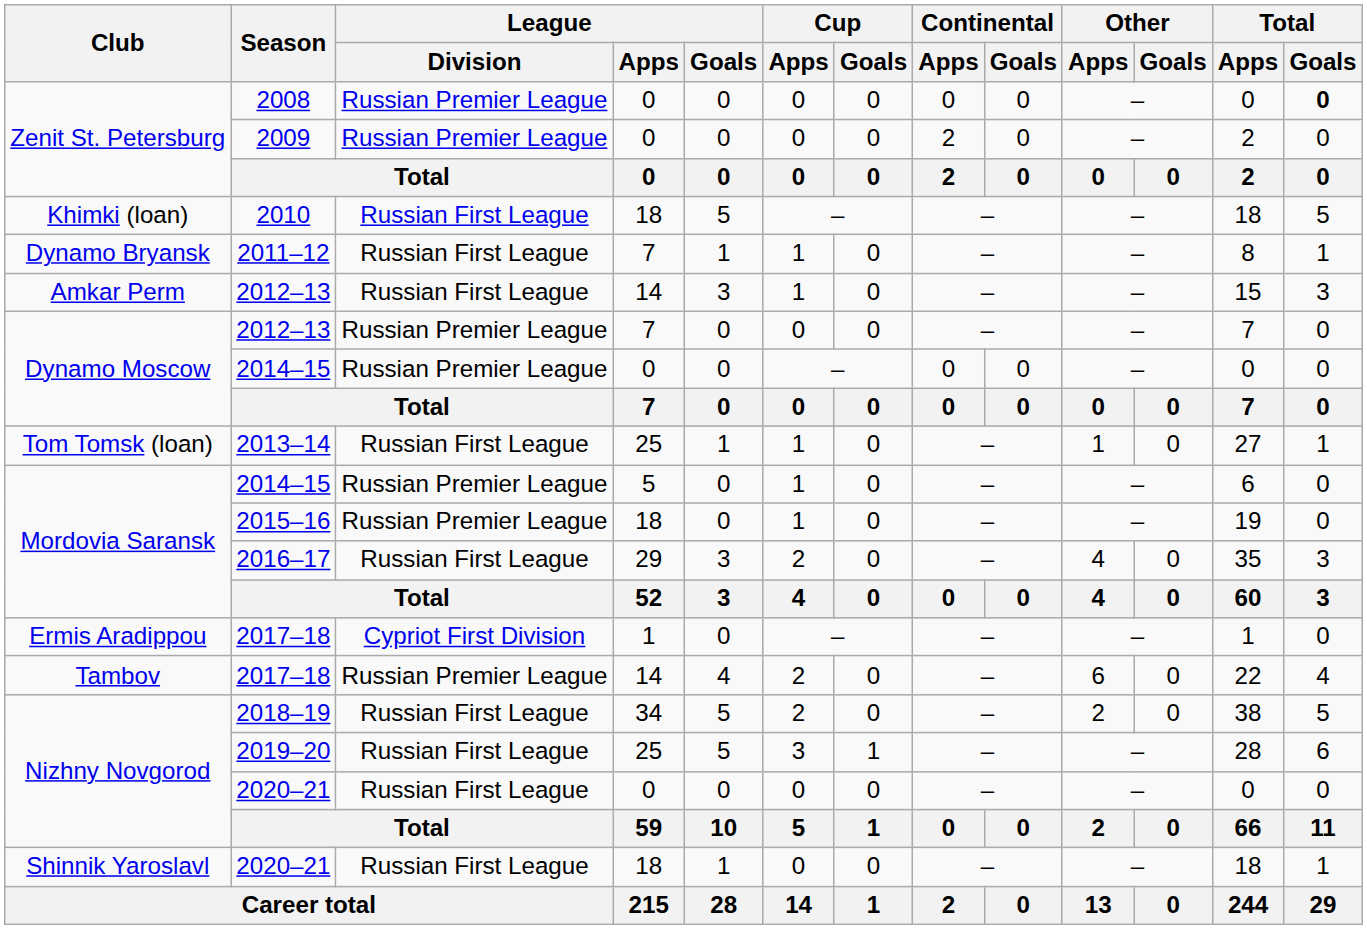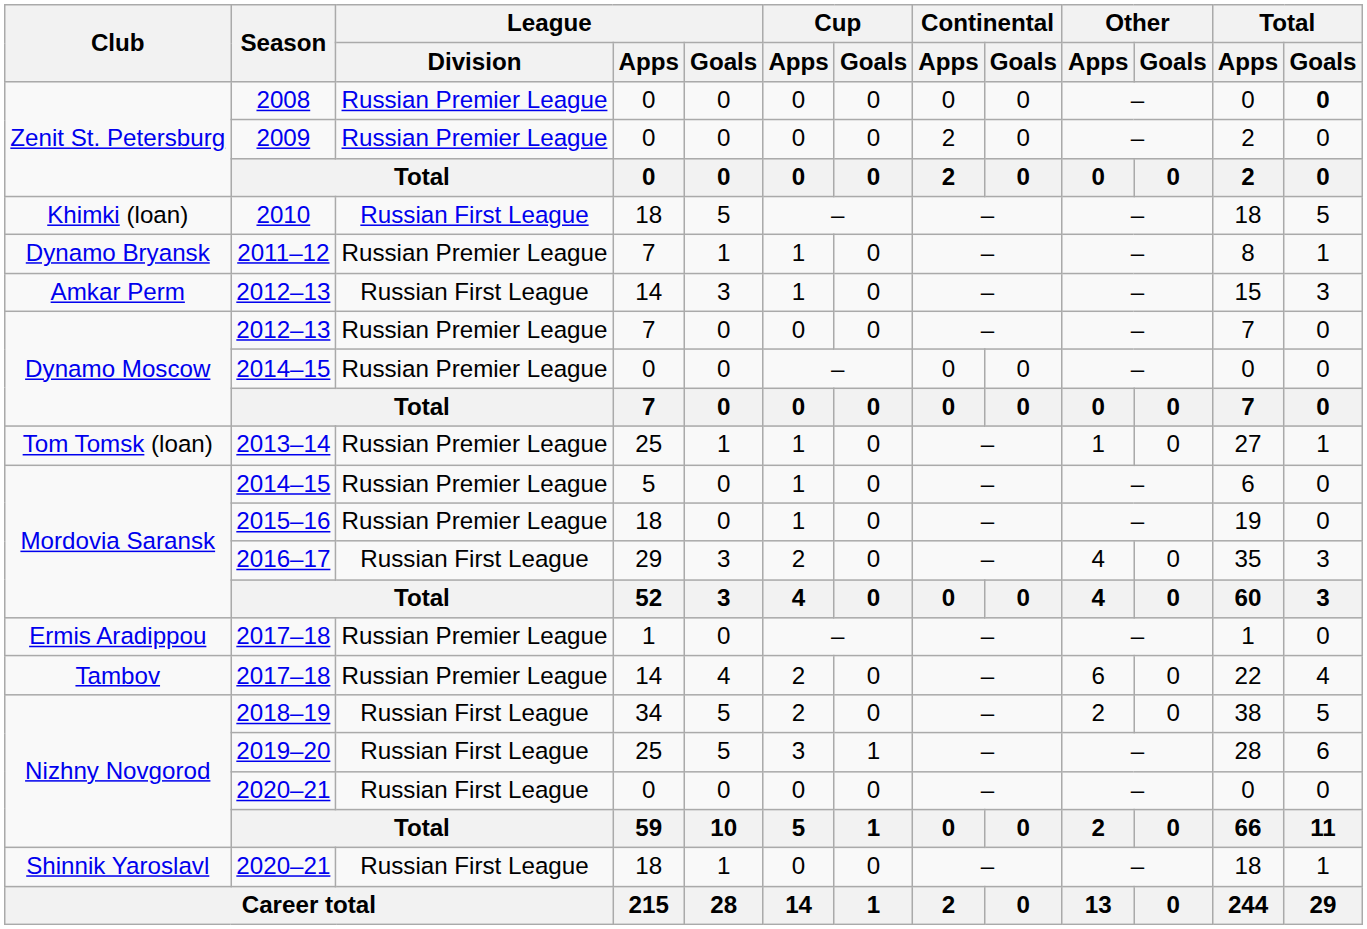(474, 253) Russian First League -> (474, 253) Russian Premier League
(474, 445) Russian First League -> (474, 445) Russian Premier League
(474, 636) Cypriot First Division -> (474, 636) Russian Premier League
